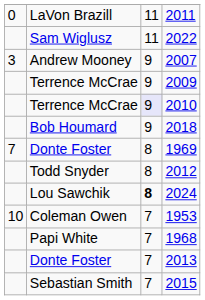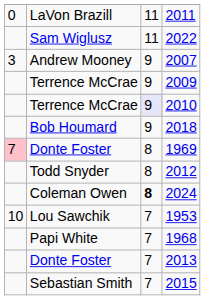(12, 149) no background -> (12, 149) pink background
(70, 194) Lou Sawchik -> (78, 194) Coleman Owen
(78, 216) Coleman Owen -> (70, 216) Lou Sawchik
